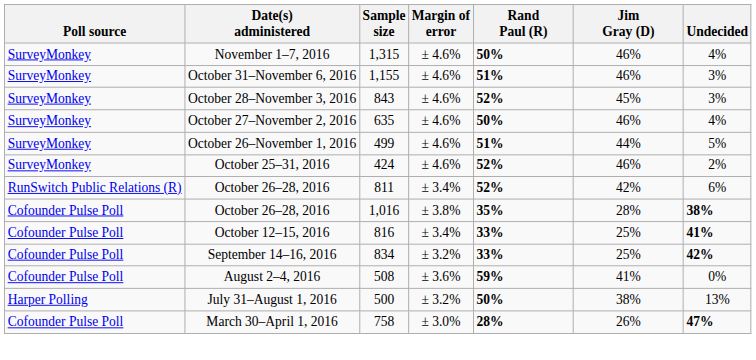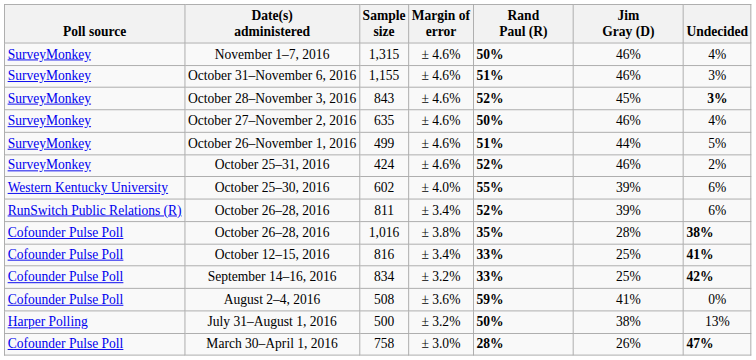(717, 99) normal -> (717, 99) bold
+ row: (272, 188)
(628, 188) 42% -> (628, 210) 39%
